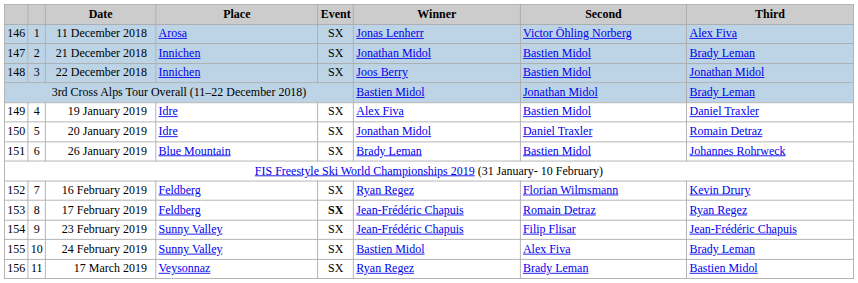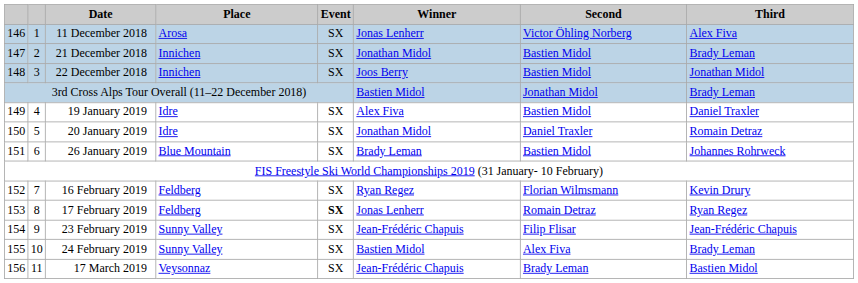(410, 209) Jean-Frédéric Chapuis -> (390, 209) Jonas Lenherr
(385, 268) Ryan Regez -> (410, 268) Jean-Frédéric Chapuis
